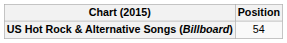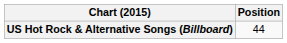(259, 30) 54 -> (259, 30) 44
